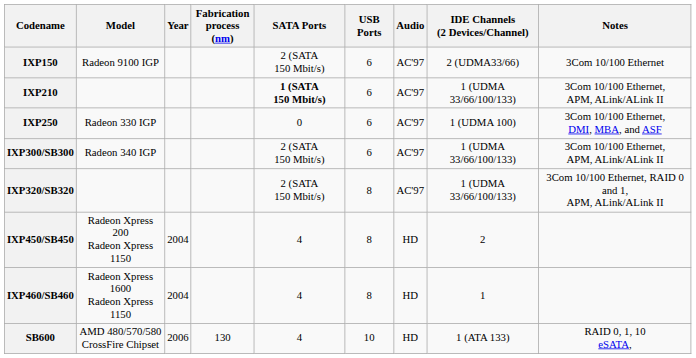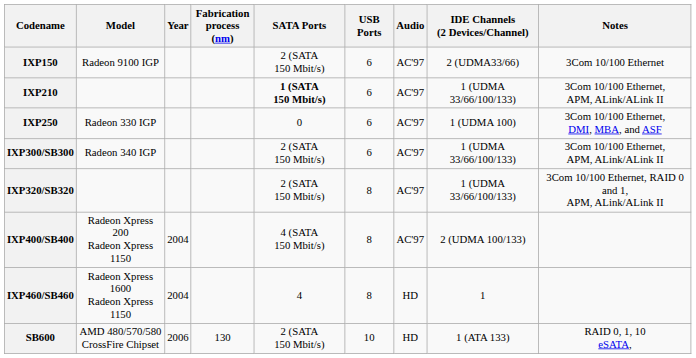+ row: (40, 239)
- row: (40, 239)
(299, 338) 4 -> (299, 338) 2 (SATA 150 Mbit/s)
